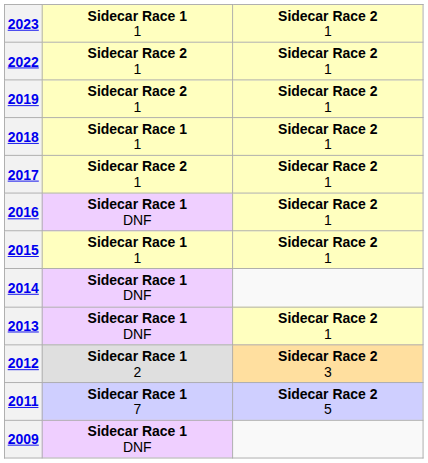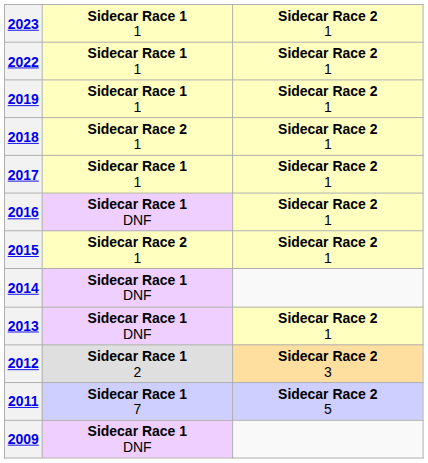(137, 61) Sidecar Race 2 1 -> (137, 61) Sidecar Race 1 1
(137, 99) Sidecar Race 2 1 -> (137, 99) Sidecar Race 1 1
(137, 137) Sidecar Race 1 1 -> (137, 137) Sidecar Race 2 1
(137, 175) Sidecar Race 2 1 -> (137, 175) Sidecar Race 1 1
(137, 250) Sidecar Race 1 1 -> (137, 250) Sidecar Race 2 1
